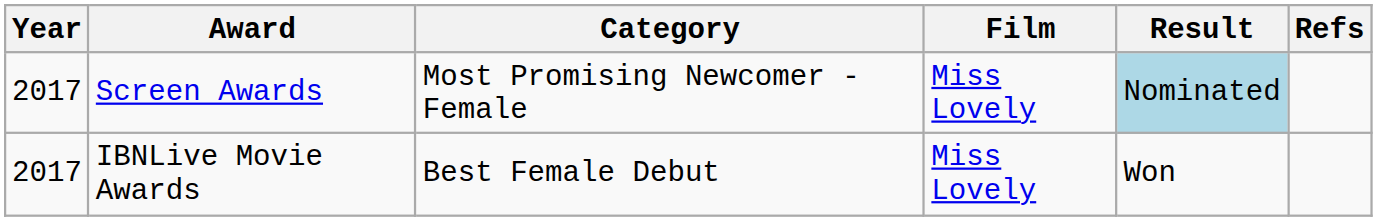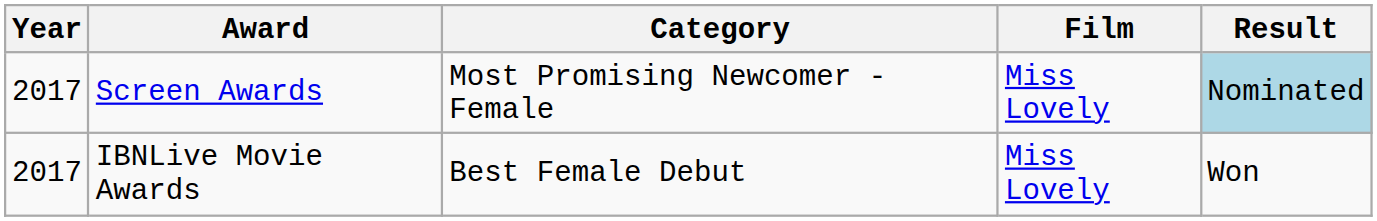- column: (1330, 29)
